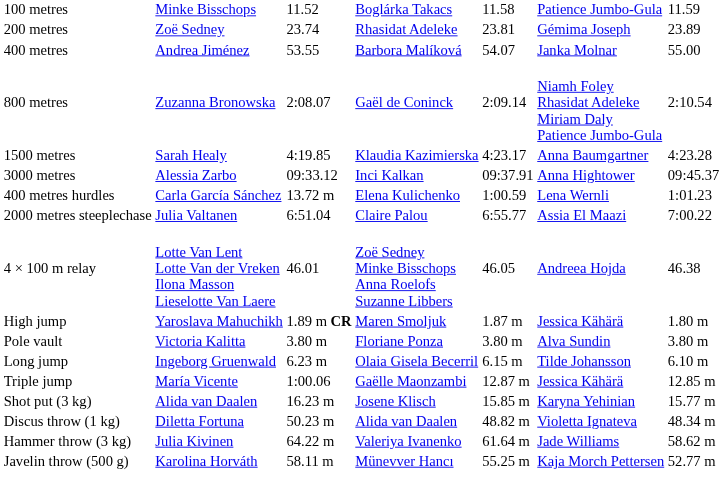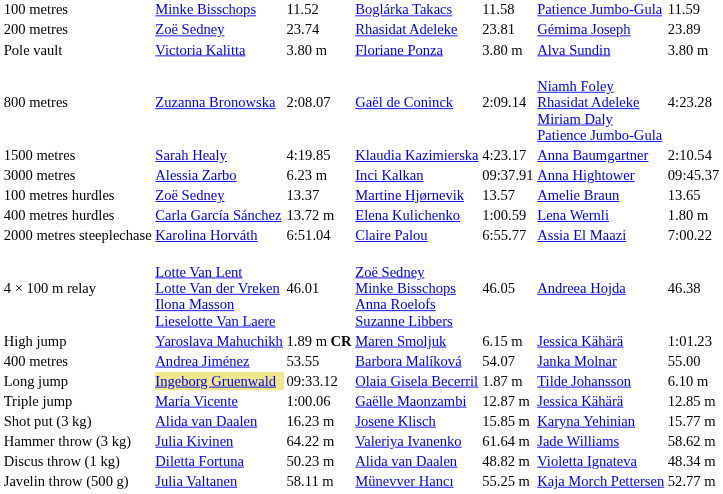rows swapped: (36, 50) <-> (33, 341)
(690, 102) 2:10.54 -> (690, 102) 4:23.28
(690, 155) 4:23.28 -> (690, 155) 2:10.54
(312, 175) 09:33.12 -> (307, 175) 6.23 m
+ row: (59, 195)
(690, 195) 1:01.23 -> (688, 215) 1.80 m
(196, 215) Julia Valtanen -> (206, 235) Karolina Horváth
(502, 321) 1.87 m -> (502, 341) 6.15 m
(688, 321) 1.80 m -> (690, 341) 1:01.23
(216, 361) no background -> (216, 381) khaki background
(307, 361) 6.23 m -> (312, 381) 09:33.12
(502, 361) 6.15 m -> (502, 381) 1.87 m
rows swapped: (62, 421) <-> (67, 441)
(206, 461) Karolina Horváth -> (196, 481) Julia Valtanen
